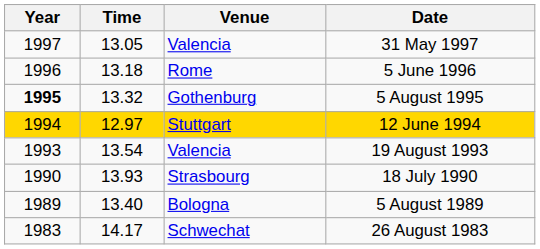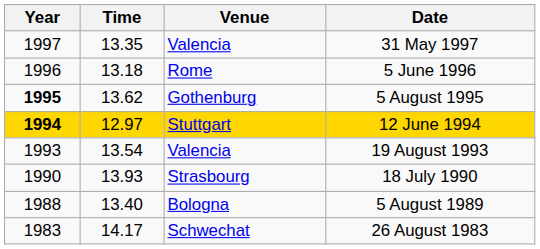(122, 44) 13.05 -> (122, 44) 13.35
(122, 97) 13.32 -> (122, 97) 13.62
(42, 124) normal -> (42, 124) bold
(42, 204) 1989 -> (42, 204) 1988
